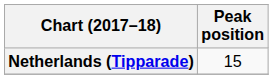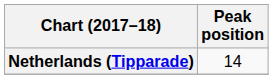(233, 61) 15 -> (233, 61) 14
